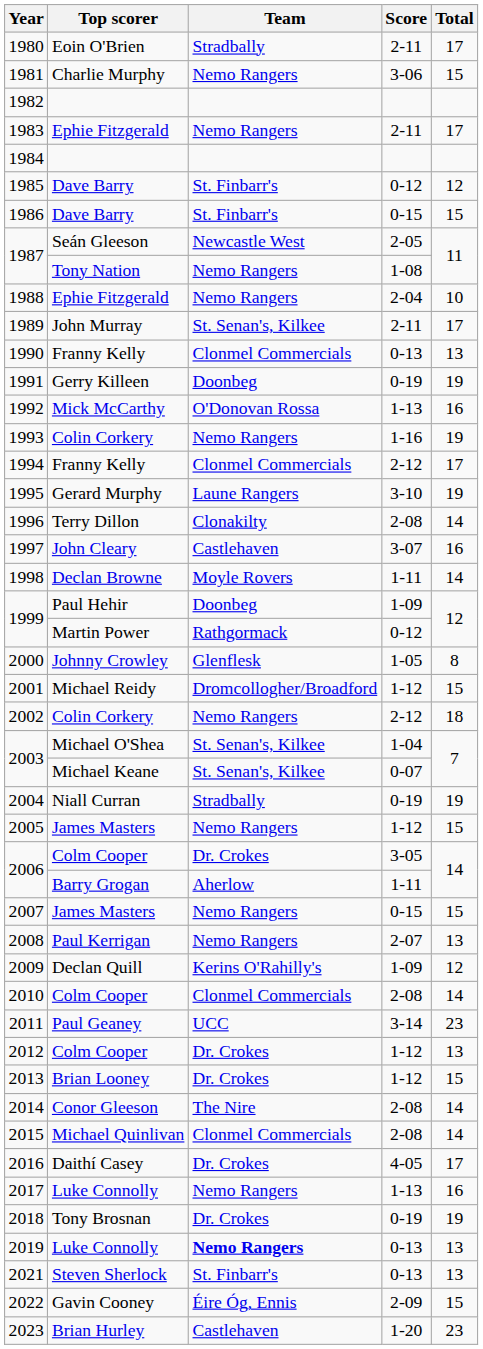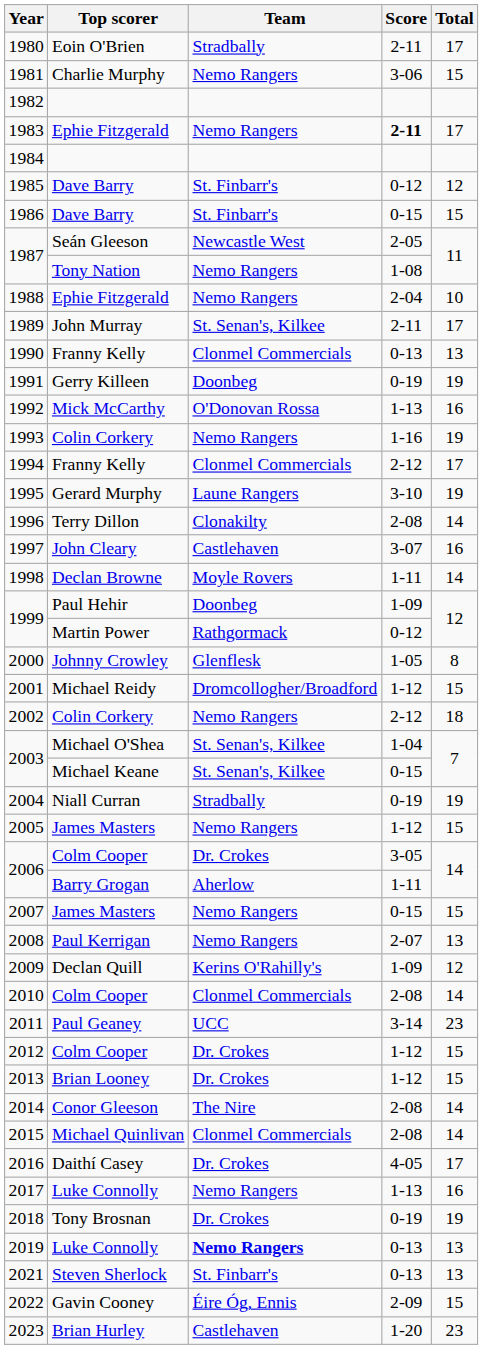(406, 130) normal -> (406, 130) bold
(406, 772) 0-07 -> (406, 772) 0-15
(454, 1051) 13 -> (454, 1051) 15
